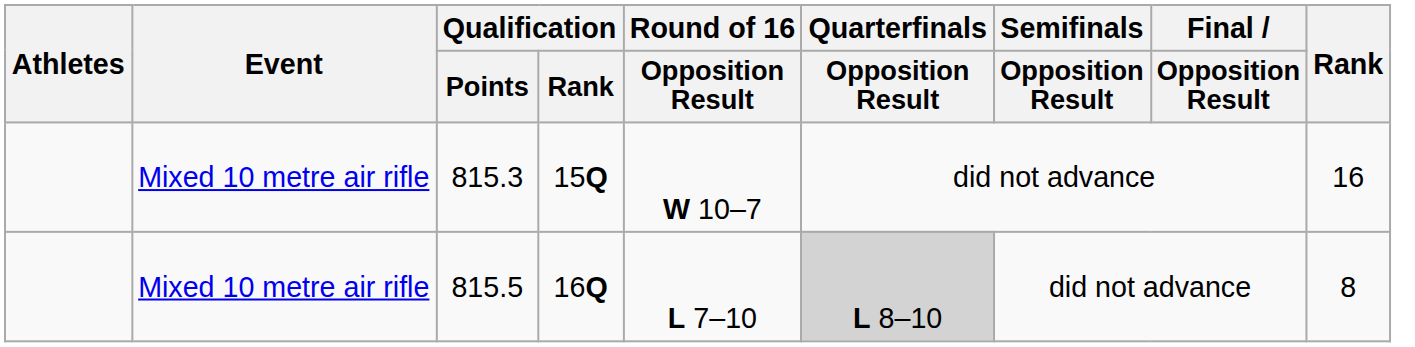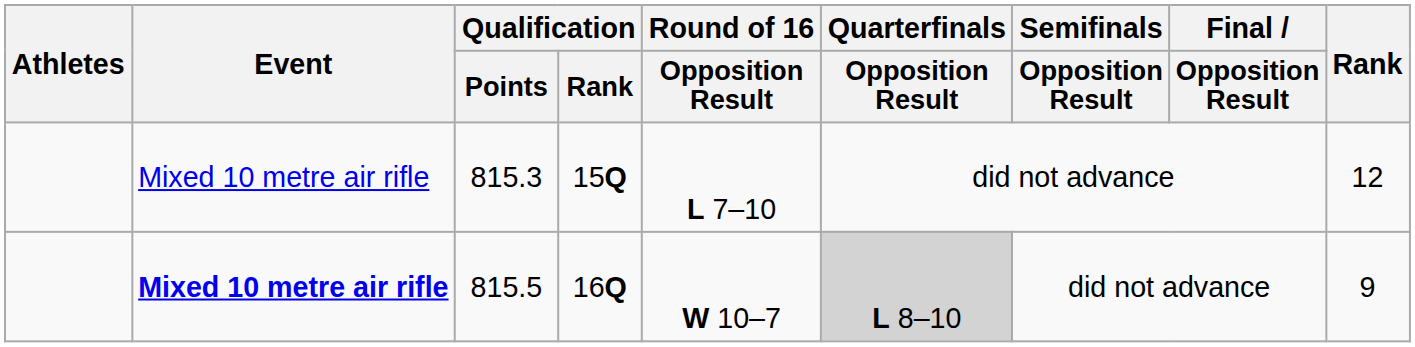(712, 210) W 10–7 -> (732, 210) L 7–10
(1348, 178) 16 -> (1367, 178) 12
(284, 287) normal -> (293, 287) bold
(712, 318) L 7–10 -> (732, 318) W 10–7
(1348, 287) 8 -> (1367, 287) 9
